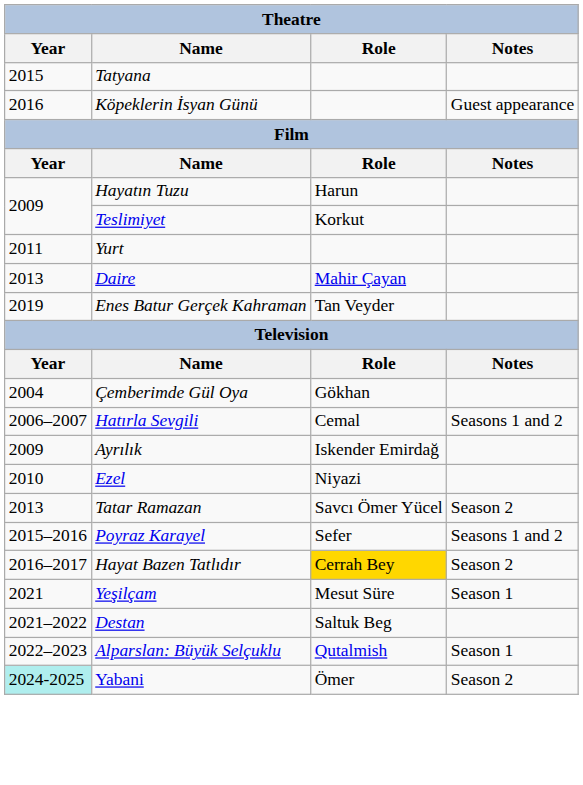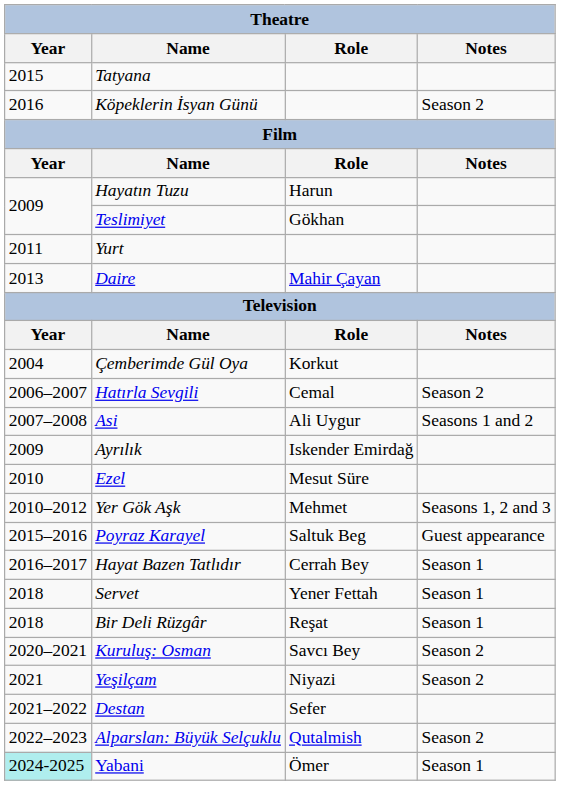(513, 105) Guest appearance -> (453, 105) Season 2
(339, 220) Korkut -> (317, 220) Gökhan
- row: (201, 306)
(342, 392) Gökhan -> (314, 364) Korkut
(507, 421) Seasons 1 and 2 -> (453, 392) Season 2
+ row: (106, 421)
(338, 479) Niyazi -> (329, 479) Mesut Süre
+ row: (138, 507)
- row: (148, 507)
(333, 536) Sefer -> (328, 536) Saltuk Beg
(507, 536) Seasons 1 and 2 -> (483, 536) Guest appearance
(355, 565) gold background -> (329, 565) no background
(482, 565) Season 2 -> (453, 565) Season 1
+ row: (117, 594)
+ row: (151, 622)
+ row: (153, 651)
(355, 594) Mesut Süre -> (312, 680) Niyazi
(482, 594) Season 1 -> (453, 680) Season 2
(353, 622) Saltuk Beg -> (307, 708) Sefer
(482, 651) Season 1 -> (453, 737) Season 2
(482, 680) Season 2 -> (453, 766) Season 1
